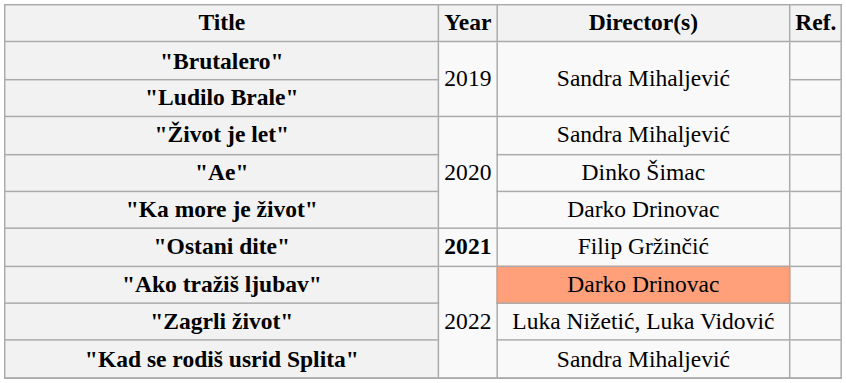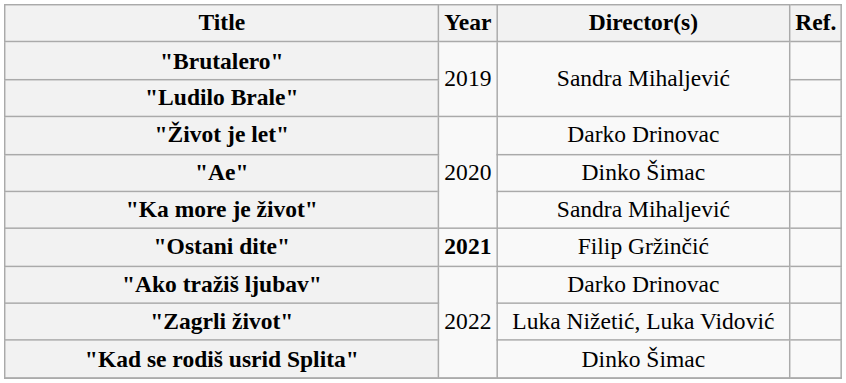(643, 135) Sandra Mihaljević -> (643, 135) Darko Drinovac
(643, 209) Darko Drinovac -> (643, 209) Sandra Mihaljević
(643, 284) lightsalmon background -> (643, 284) no background
(643, 358) Sandra Mihaljević -> (643, 358) Dinko Šimac
